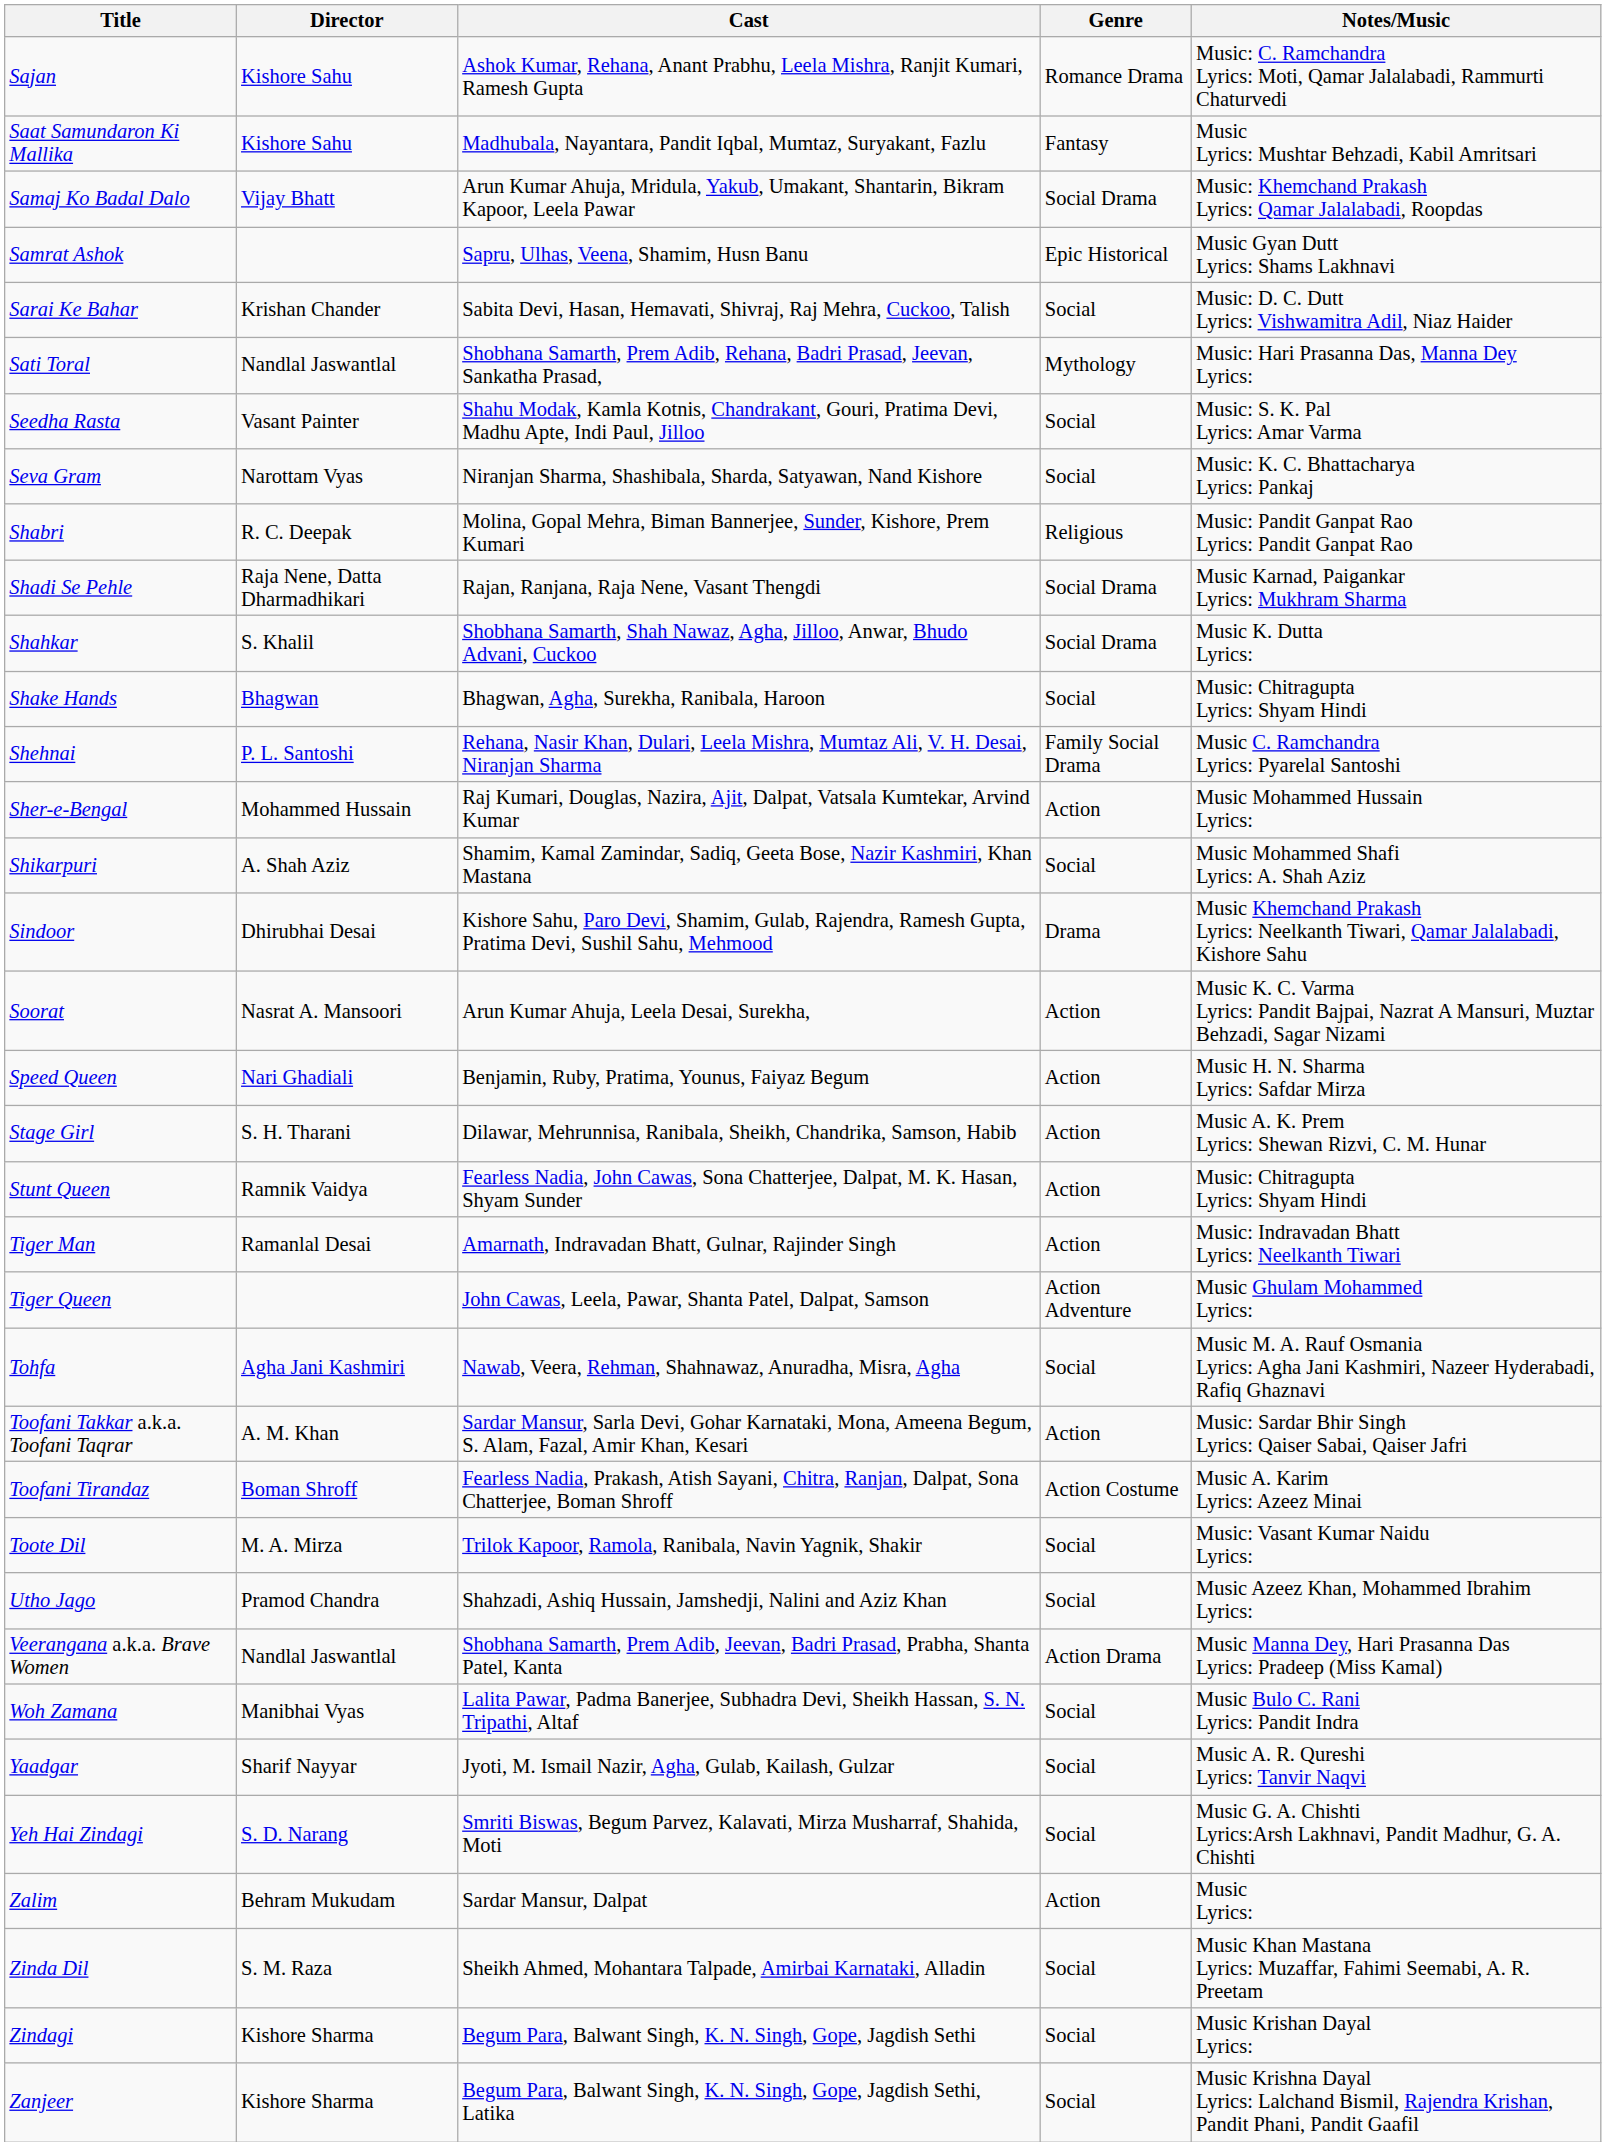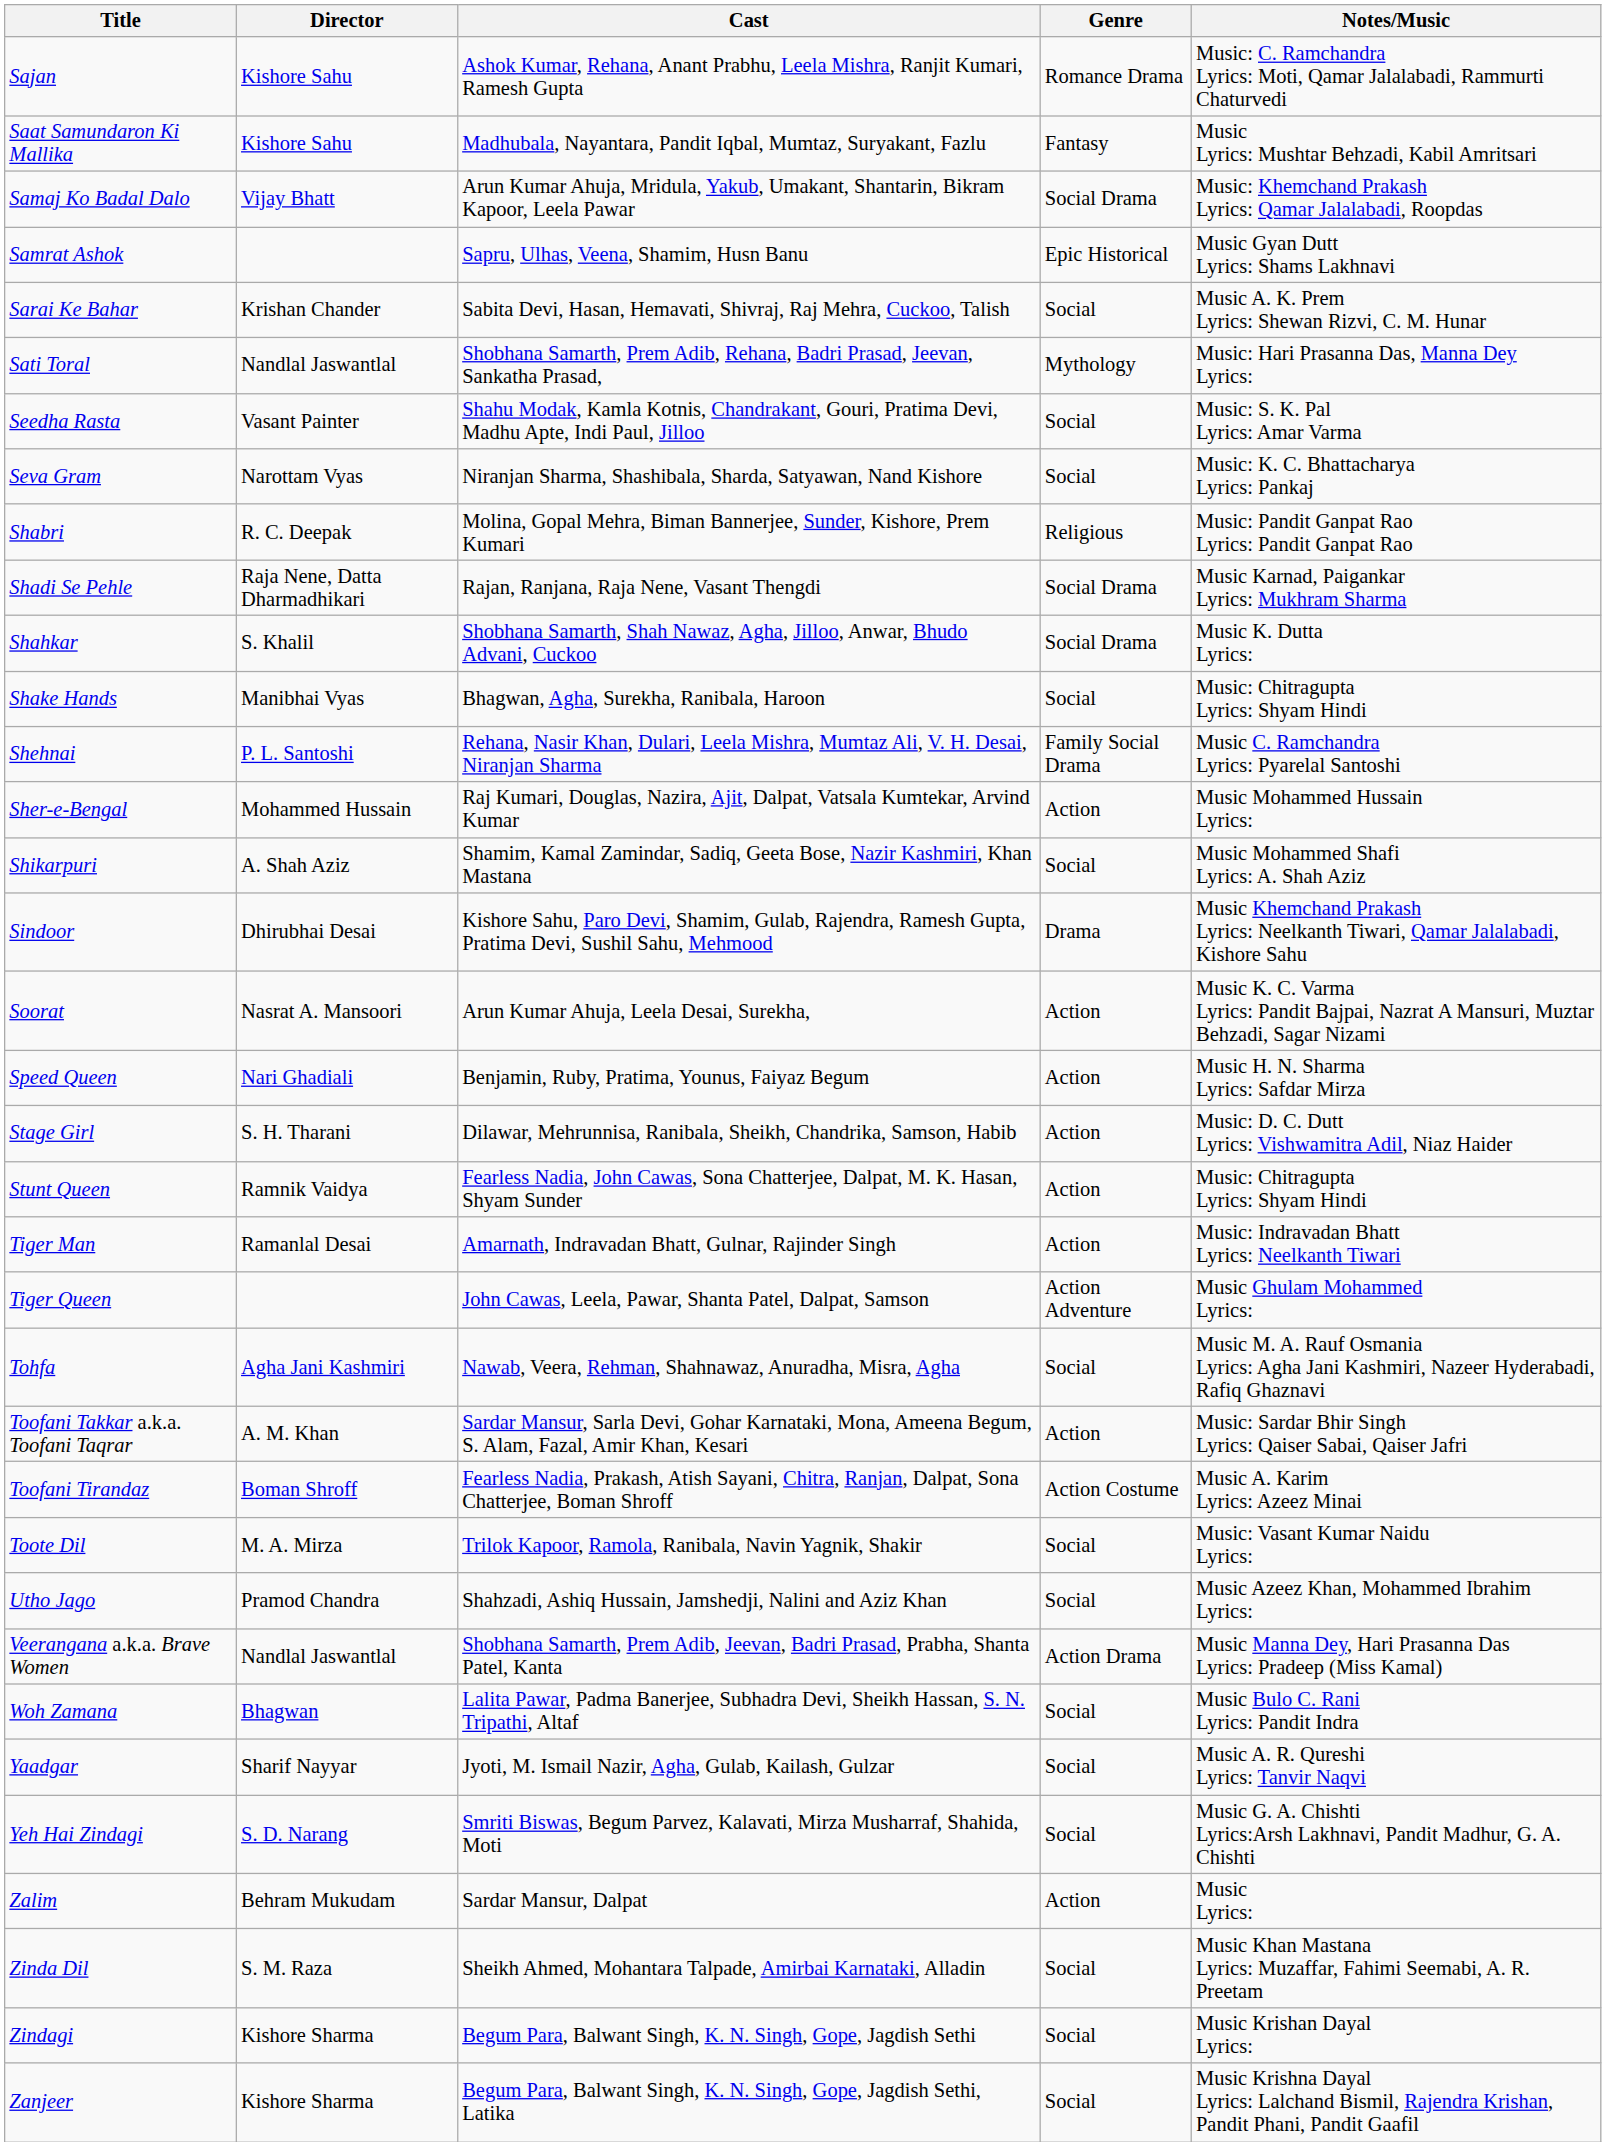(1354, 309) Music: D. C. Dutt Lyrics: Vishwamitra Adil, Niaz Haider -> (1341, 309) Music A. K. Prem Lyrics: Shewan Rizvi, C. M. Hunar
(280, 698) Bhagwan -> (303, 698) Manibhai Vyas
(1341, 1133) Music A. K. Prem Lyrics: Shewan Rizvi, C. M. Hunar -> (1354, 1133) Music: D. C. Dutt Lyrics: Vishwamitra Adil, Niaz Haider
(303, 1711) Manibhai Vyas -> (280, 1711) Bhagwan
